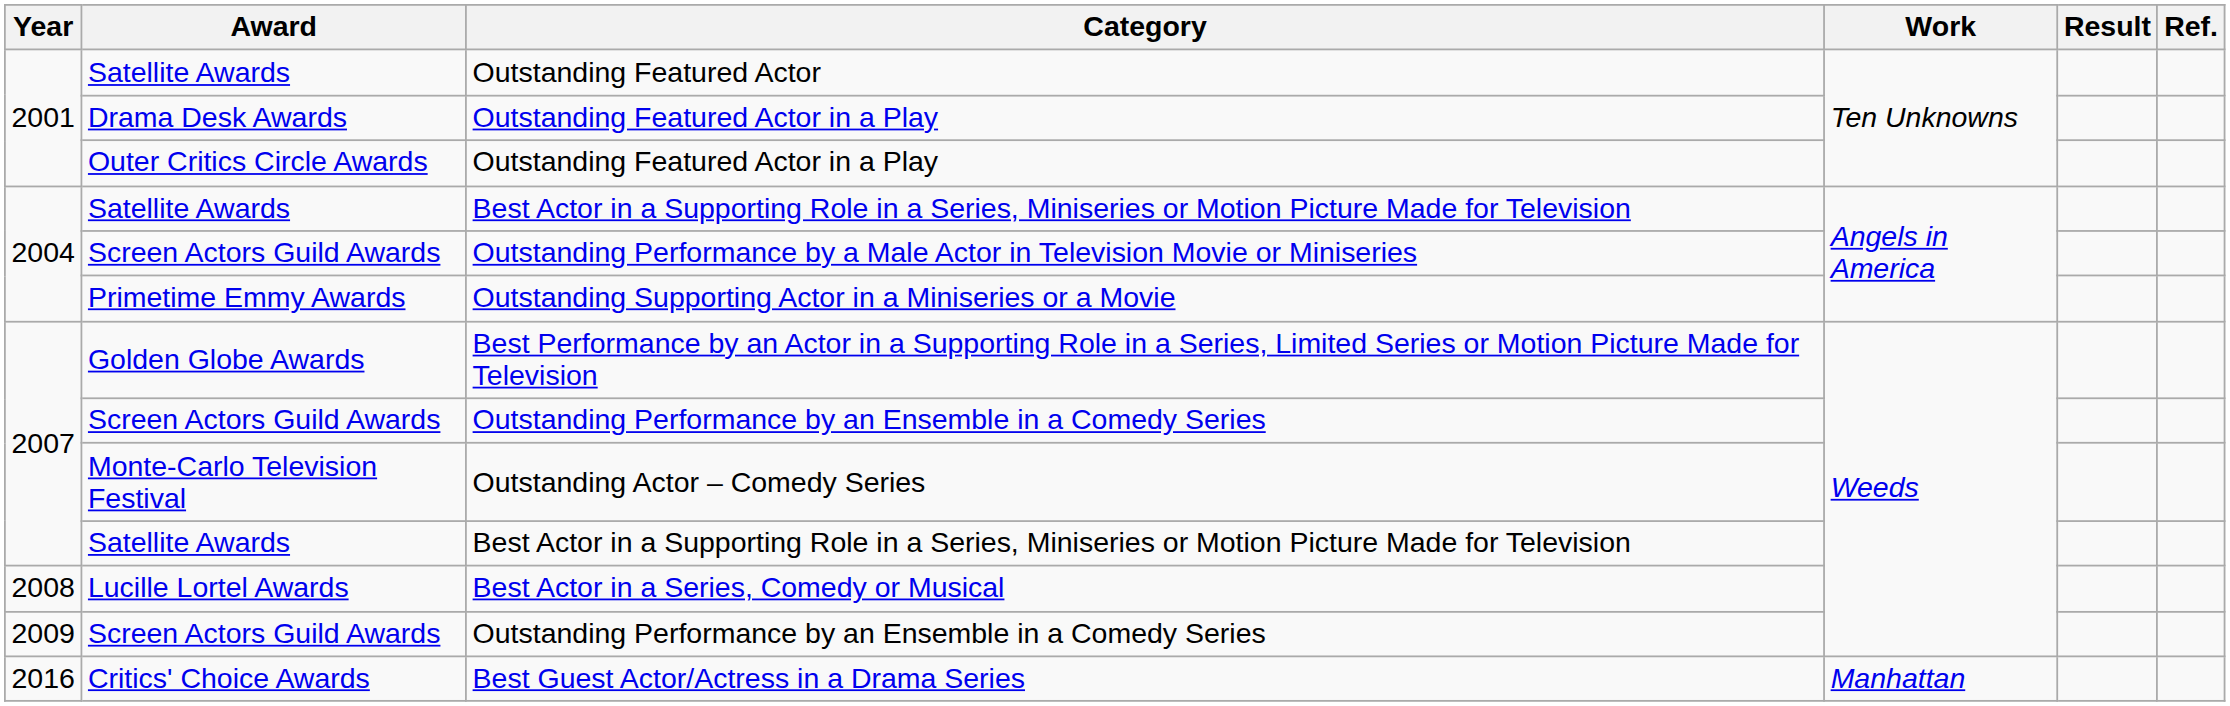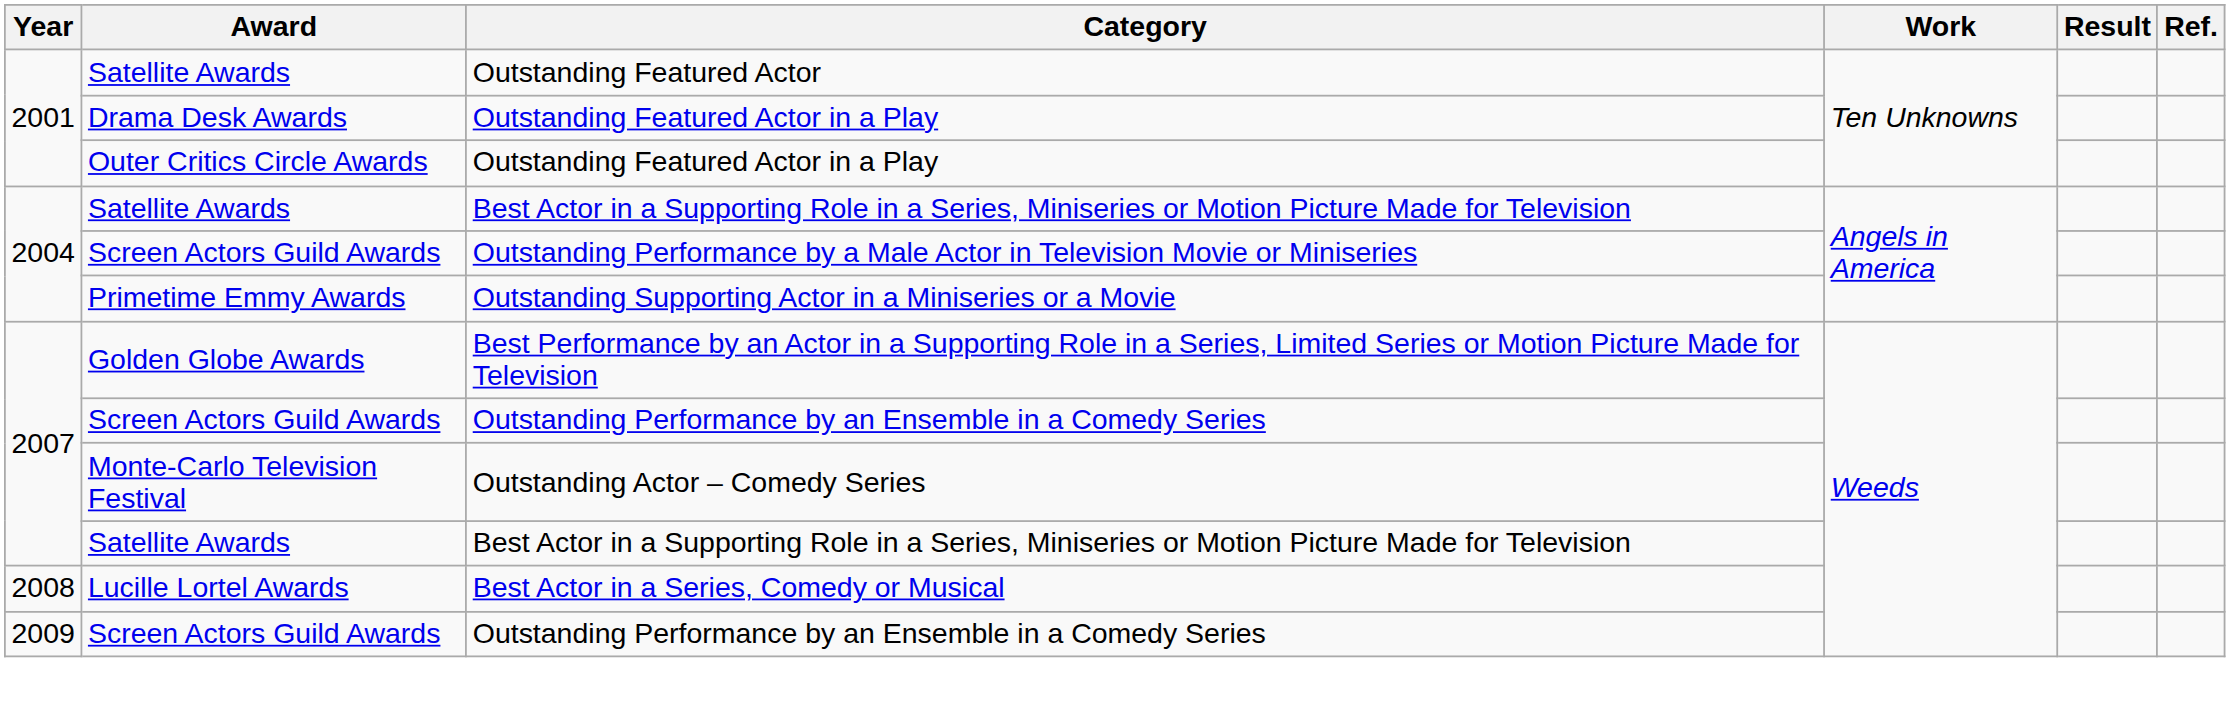- row: (43, 678)
